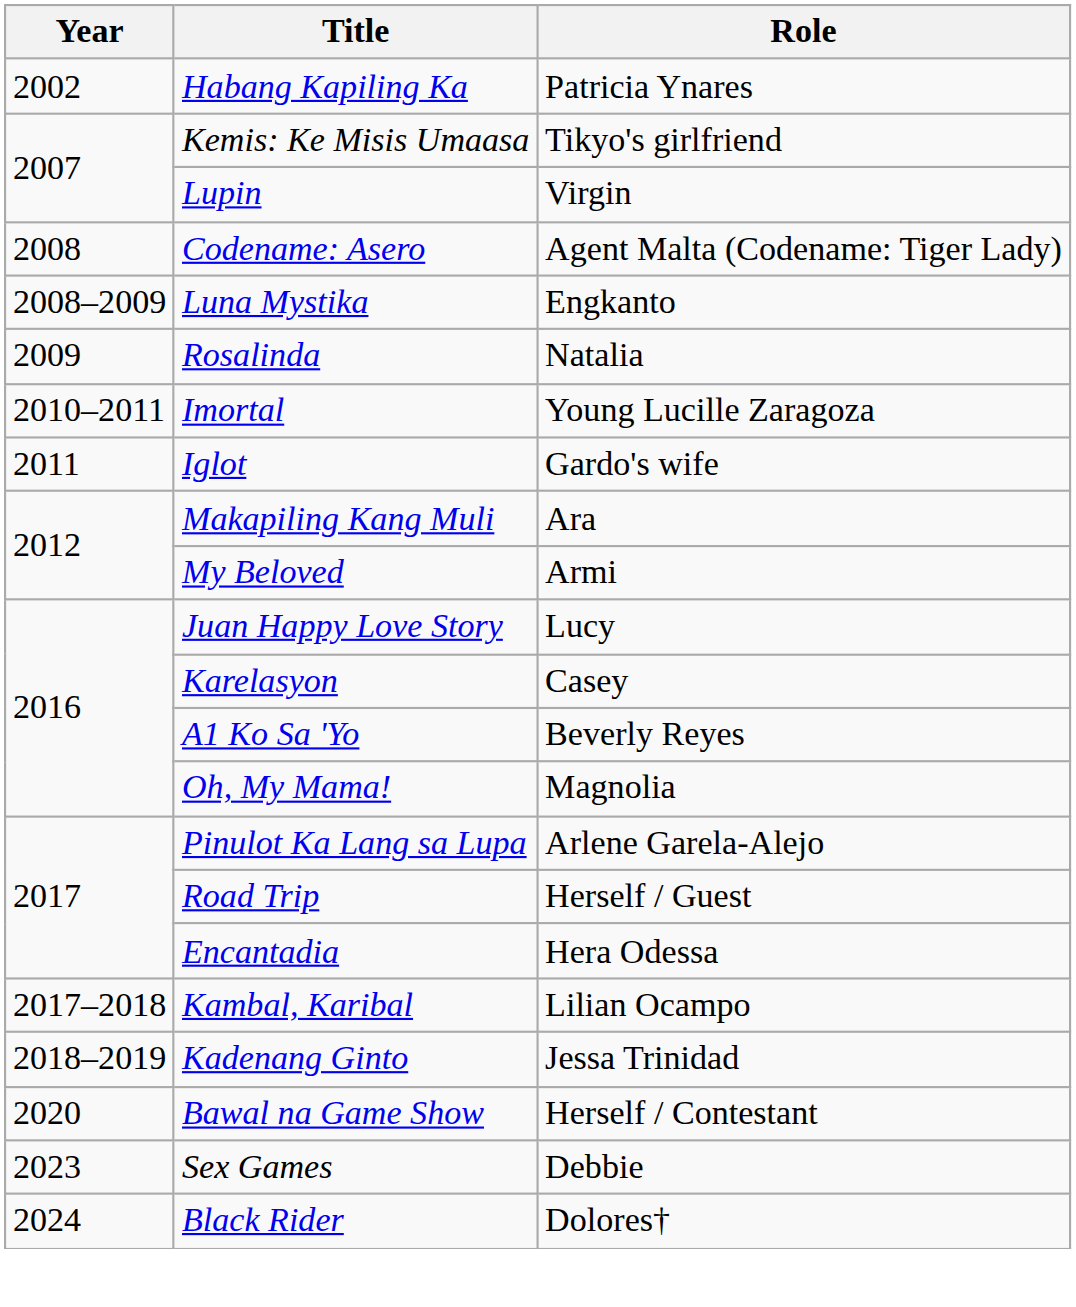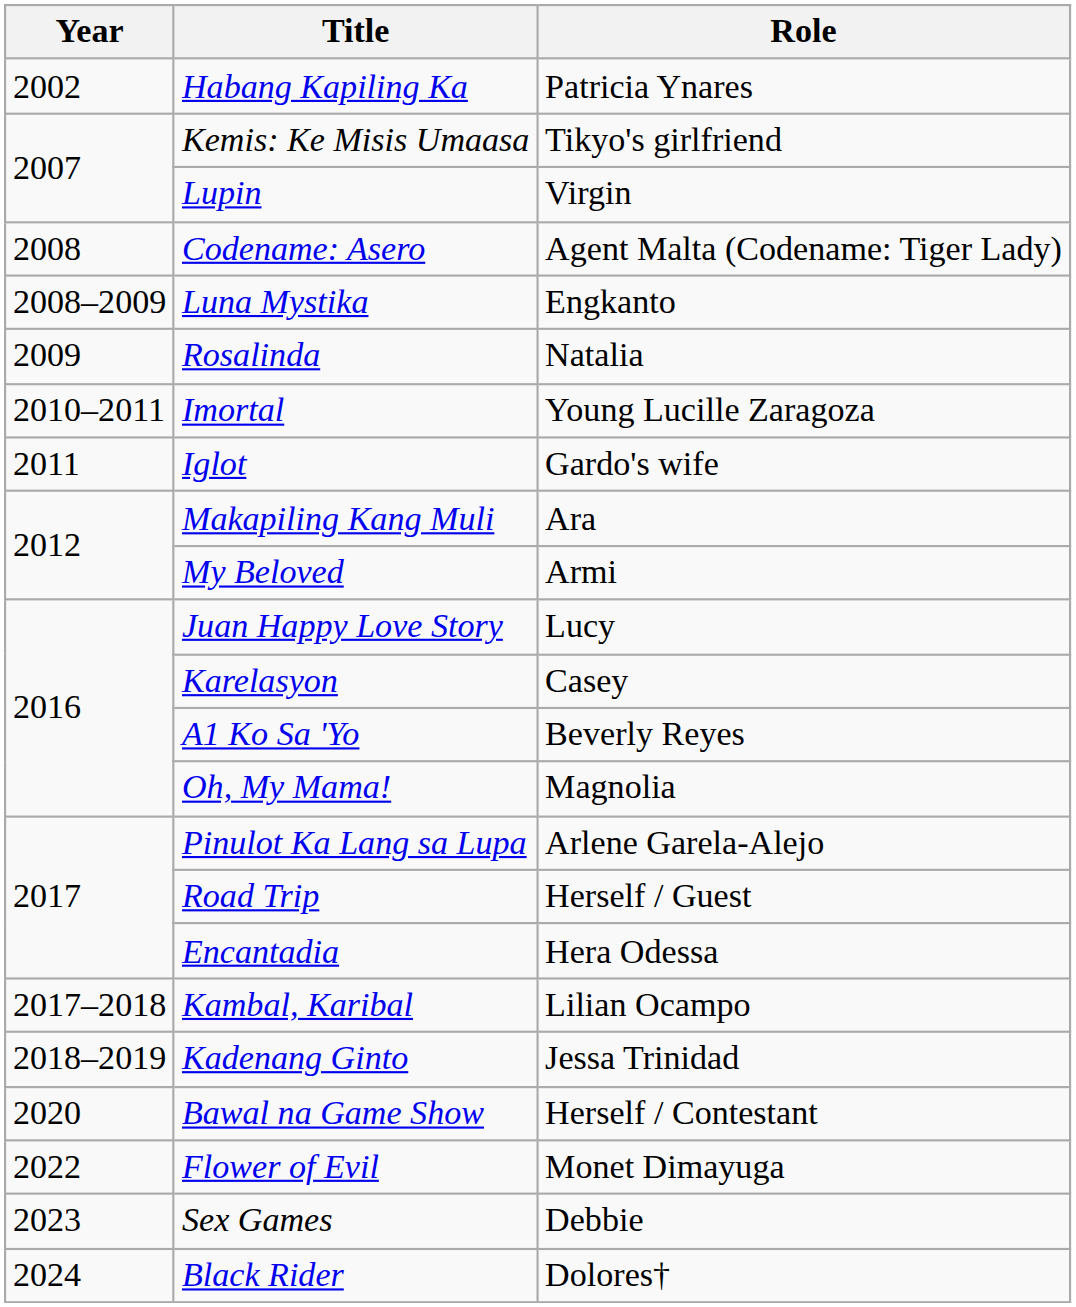+ row: (280, 1166)
